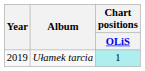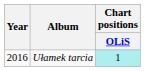(17, 58) 2019 -> (17, 58) 2016
